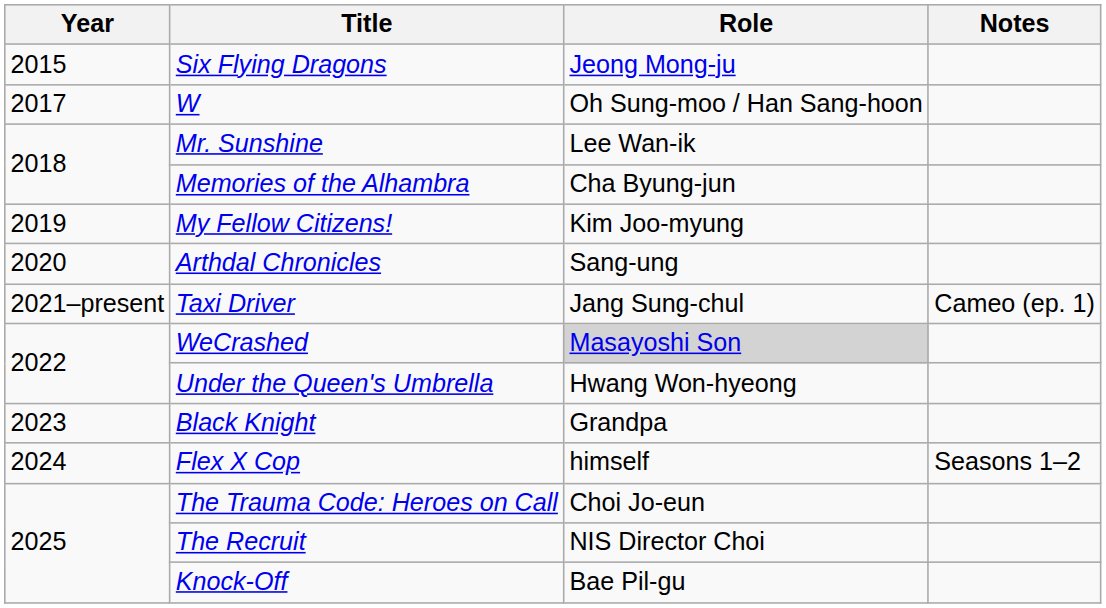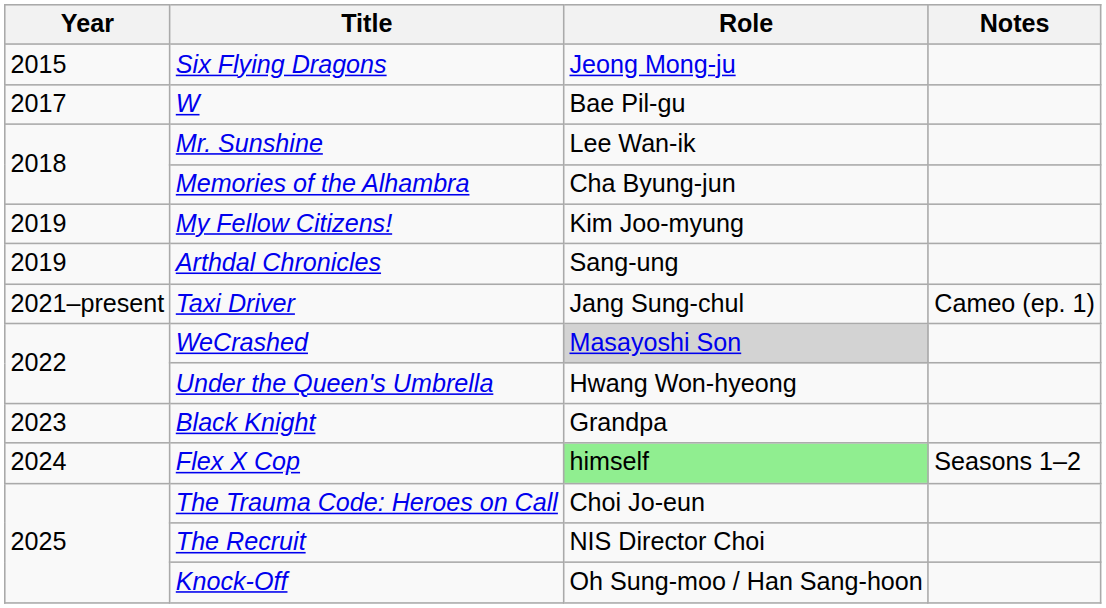(746, 104) Oh Sung-moo / Han Sang-hoon -> (627, 104) Bae Pil-gu
(39, 263) 2020 -> (39, 263) 2019
(609, 462) no background -> (609, 462) lightgreen background
(627, 582) Bae Pil-gu -> (746, 582) Oh Sung-moo / Han Sang-hoon
